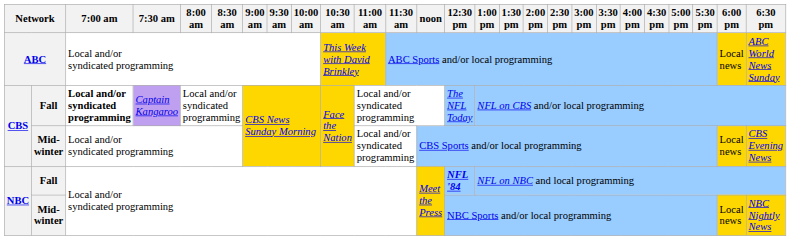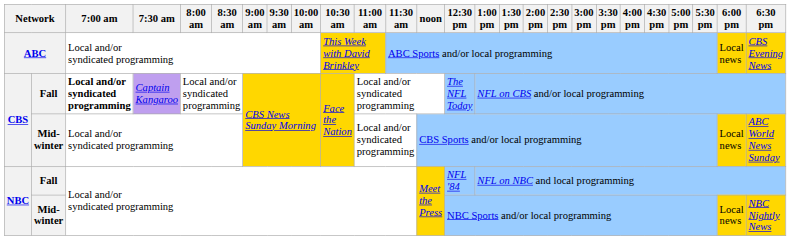(764, 59) ABC World News Sunday -> (766, 53) CBS Evening News
(766, 146) CBS Evening News -> (764, 140) ABC World News Sunday
(458, 180) bold -> (457, 180) normal
